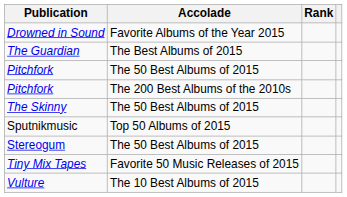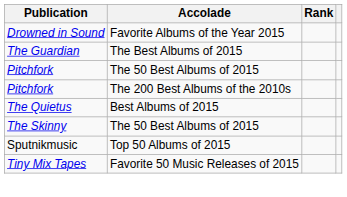+ row: (39, 107)
- row: (36, 145)
- row: (26, 182)
